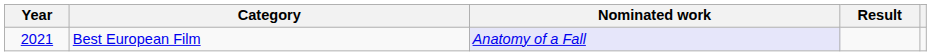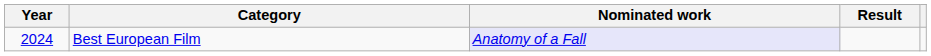(37, 39) 2021 -> (37, 39) 2024
